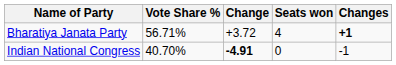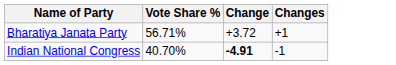- column: (304, 13)
(345, 32) bold -> (281, 32) normal
